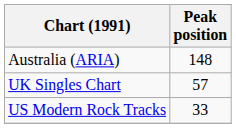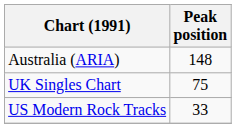(200, 85) 57 -> (200, 85) 75
